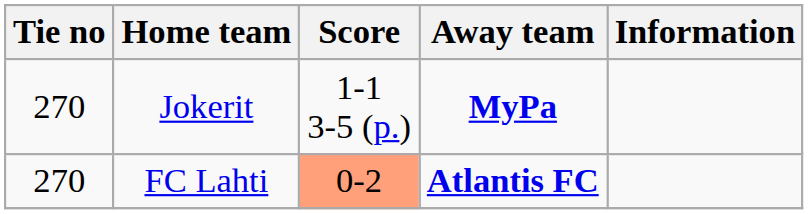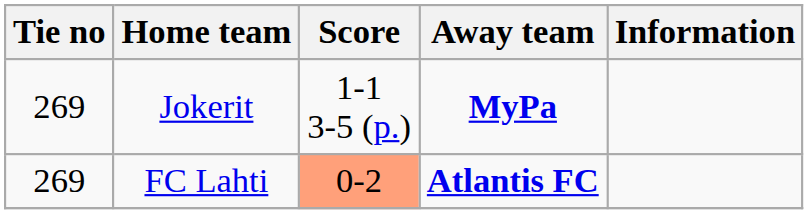(59, 106) 270 -> (59, 106) 269
(59, 180) 270 -> (59, 180) 269
